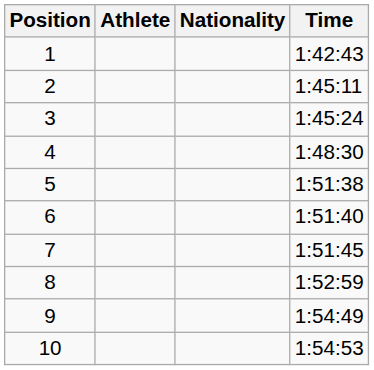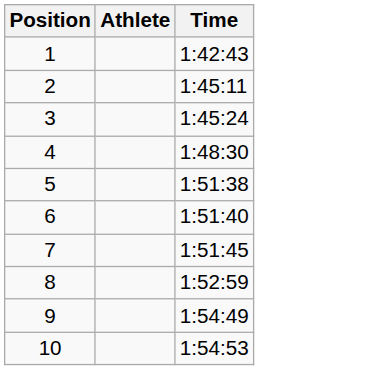- column: (233, 20)
